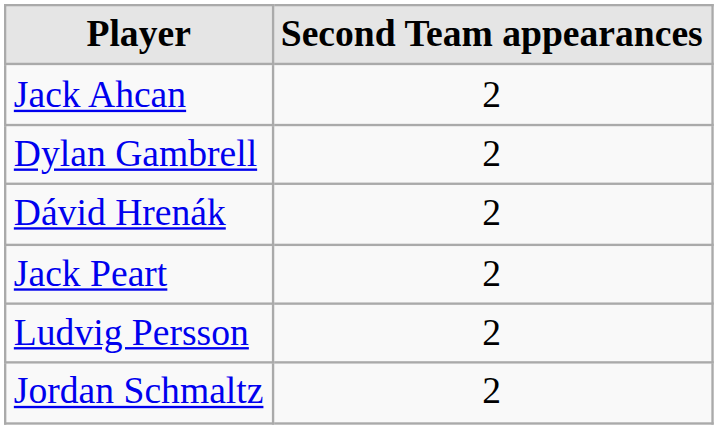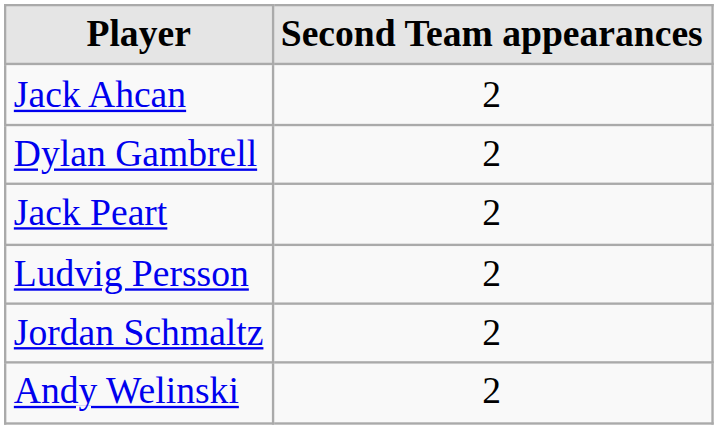- row: (120, 213)
+ row: (126, 392)
